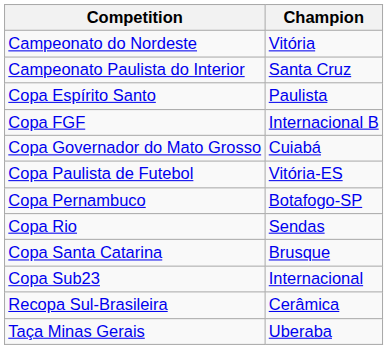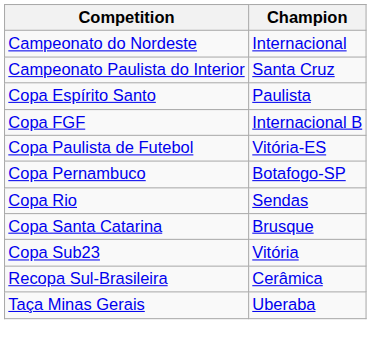(292, 43) Vitória -> (299, 43) Internacional
- row: (135, 148)
(316, 278) Internacional -> (275, 252) Vitória
